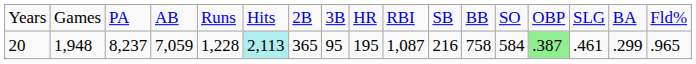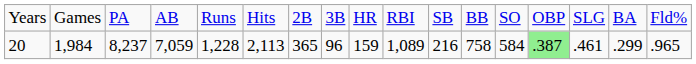(73, 44) 1,948 -> (73, 44) 1,984
(266, 44) paleturquoise background -> (266, 44) no background
(334, 44) 95 -> (334, 44) 96
(366, 44) 195 -> (366, 44) 159
(406, 44) 1,087 -> (406, 44) 1,089
